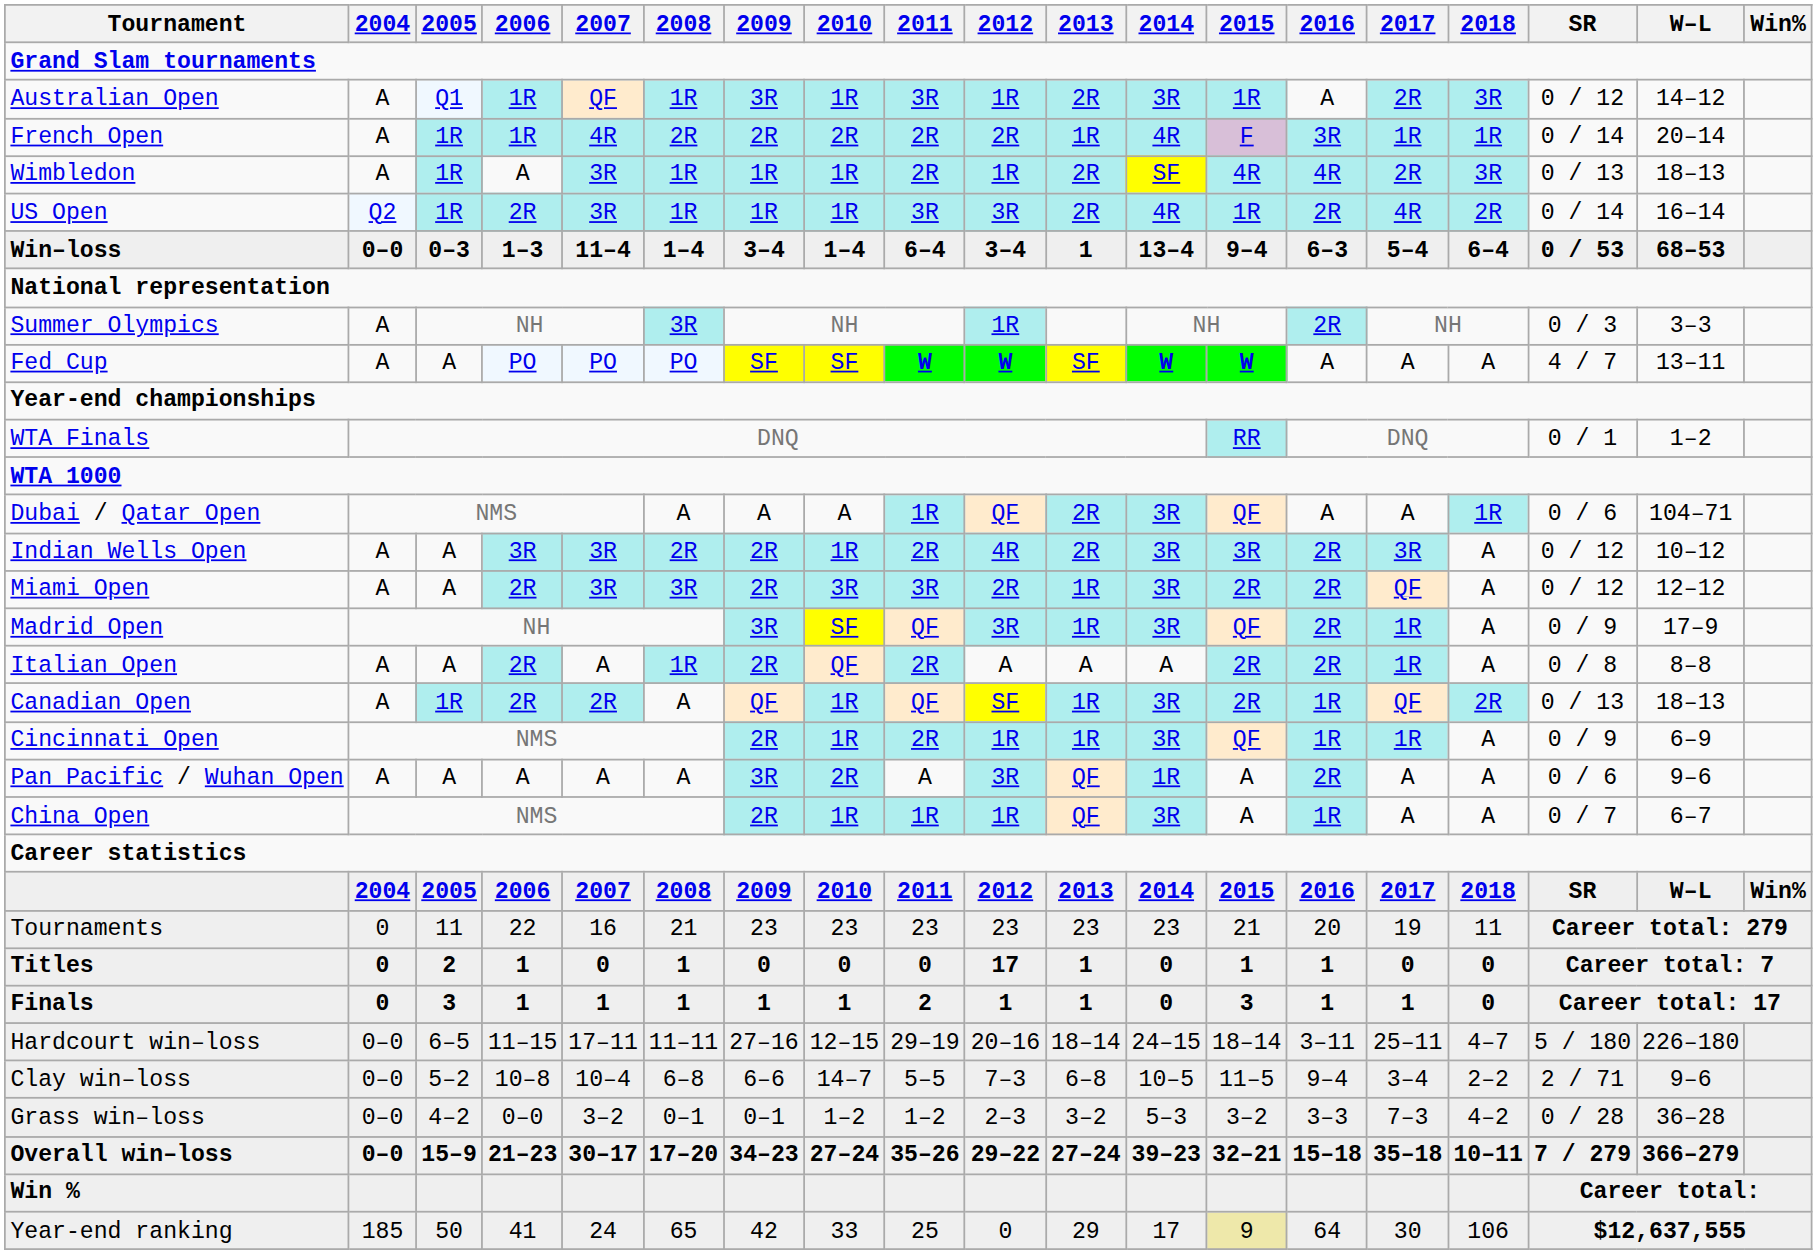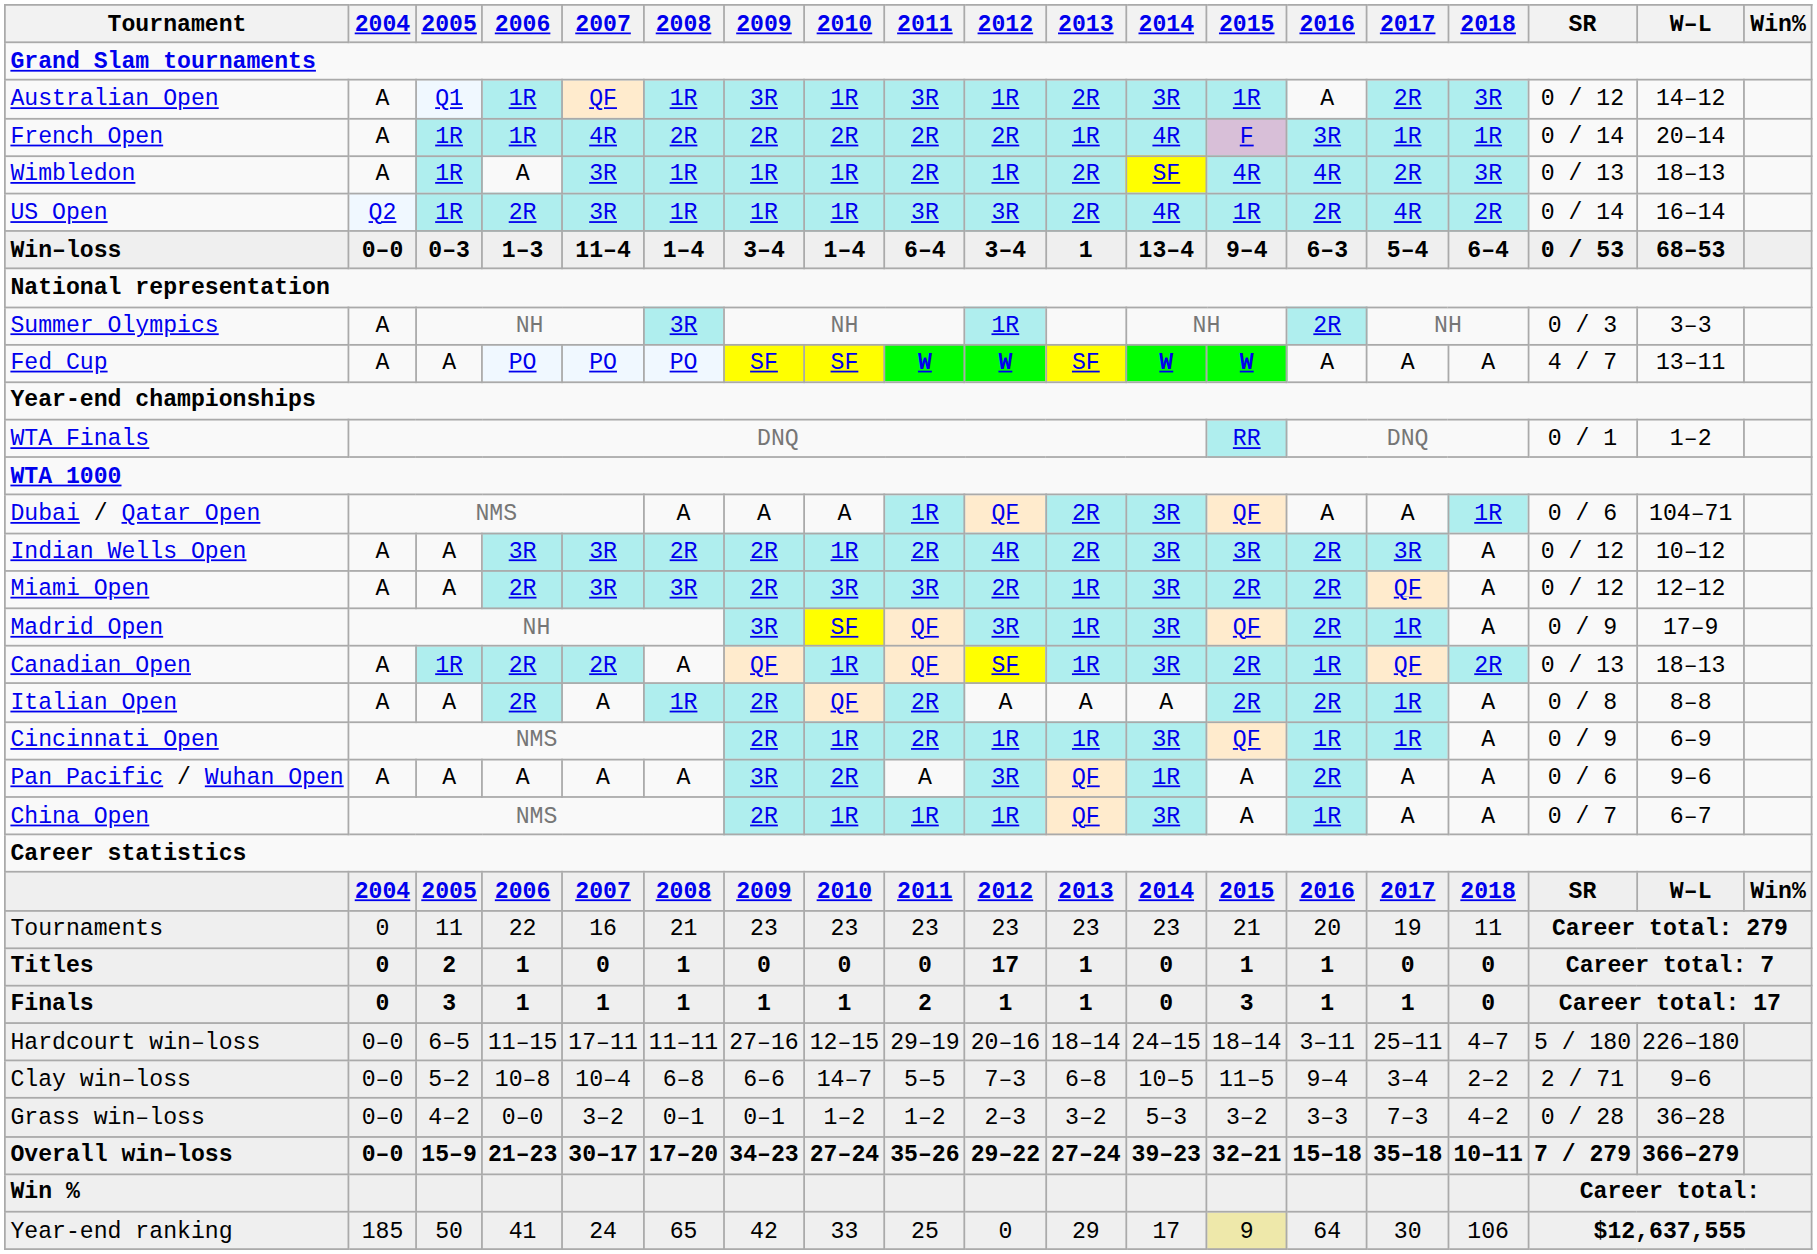rows swapped: (94, 665) <-> (101, 703)
